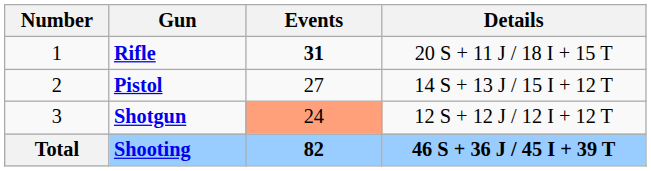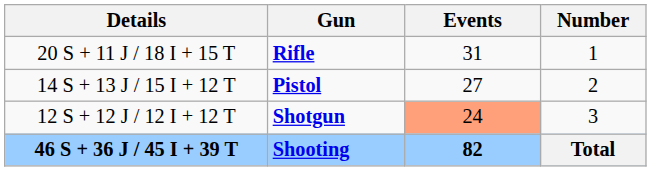columns swapped: (57, 20) <-> (514, 20)
(314, 52) bold -> (473, 52) normal
